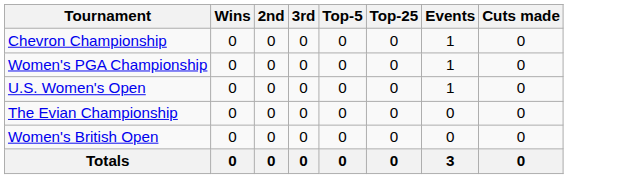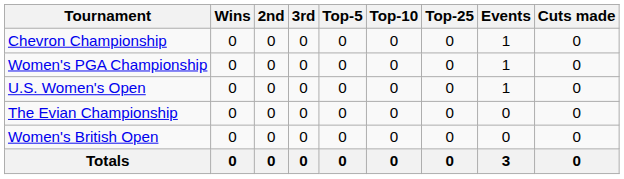+ column: (394, 16)
